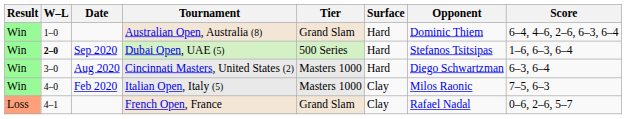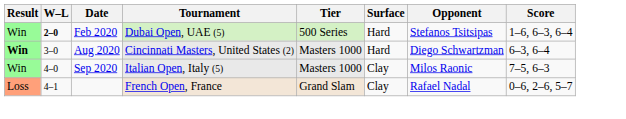- row: (194, 31)
(96, 50) Sep 2020 -> (96, 31) Feb 2020
(17, 68) normal -> (17, 50) bold
(96, 86) Feb 2020 -> (96, 68) Sep 2020
